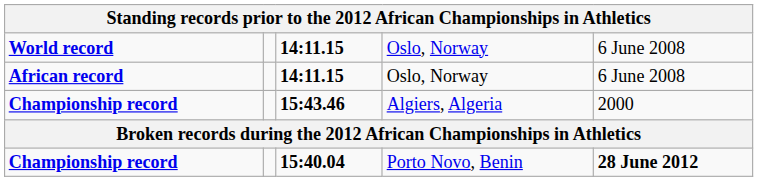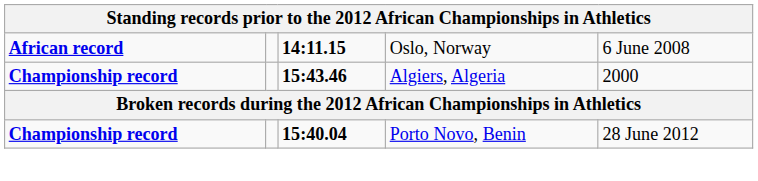- row: (61, 47)
(648, 162) bold -> (651, 133) normal
